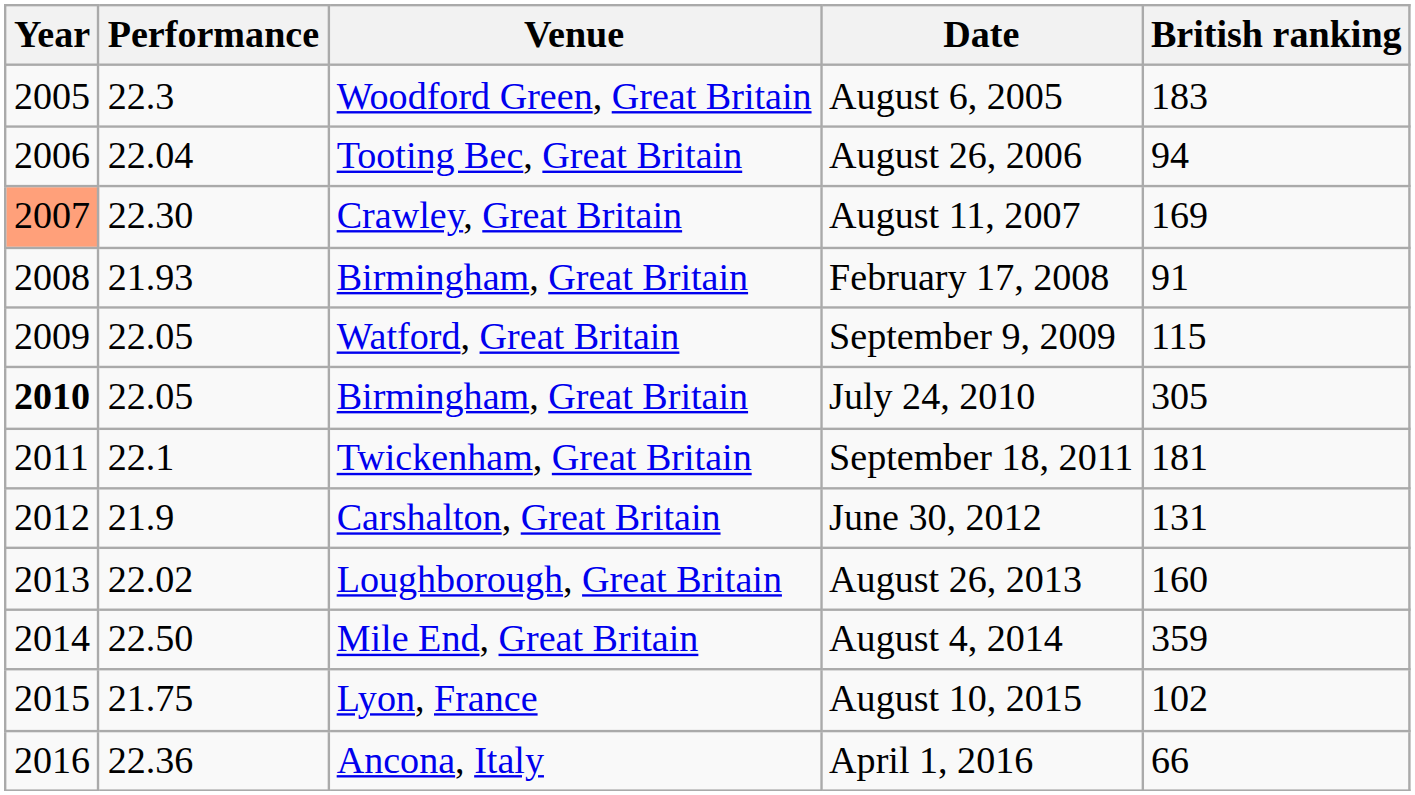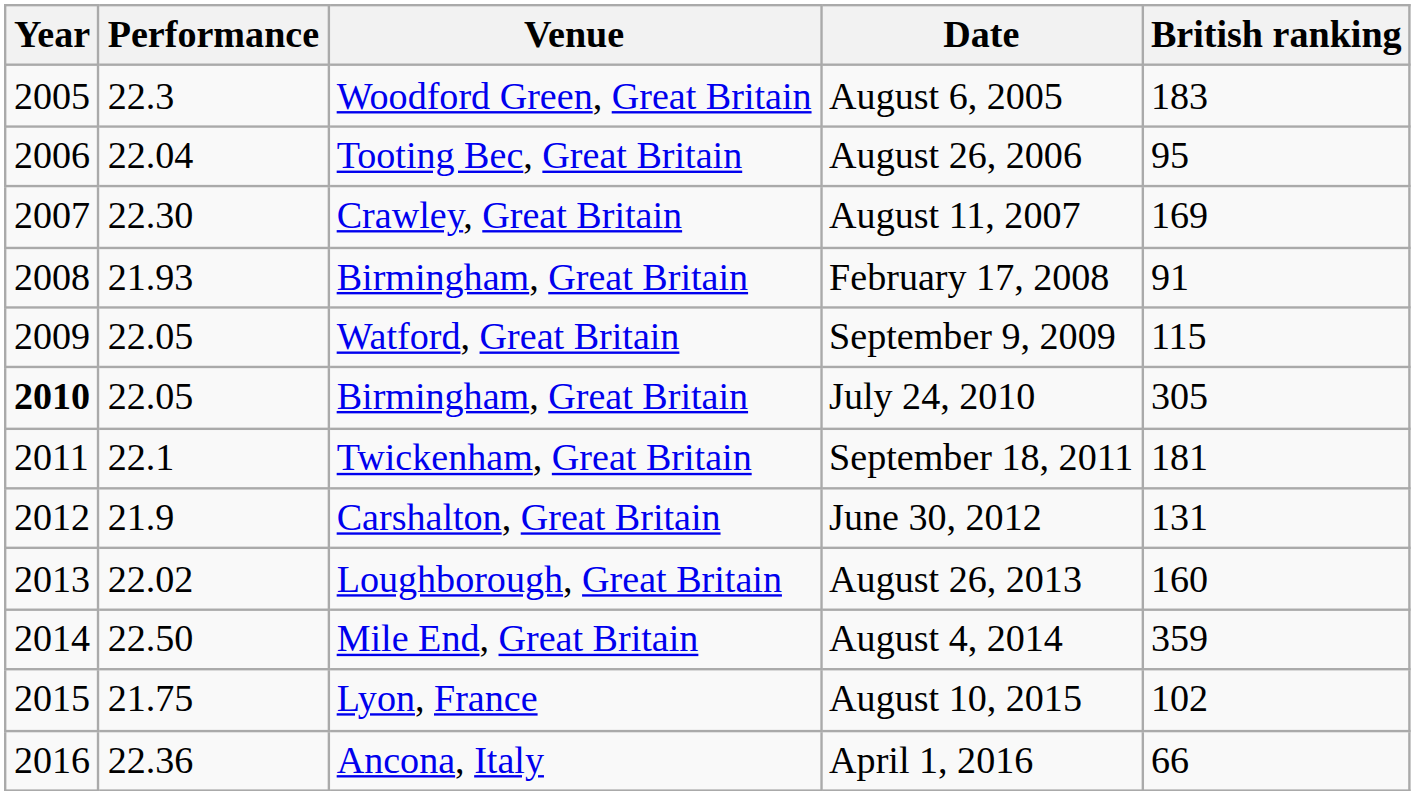(1170, 155) 94 -> (1170, 155) 95
(52, 215) lightsalmon background -> (52, 215) no background
